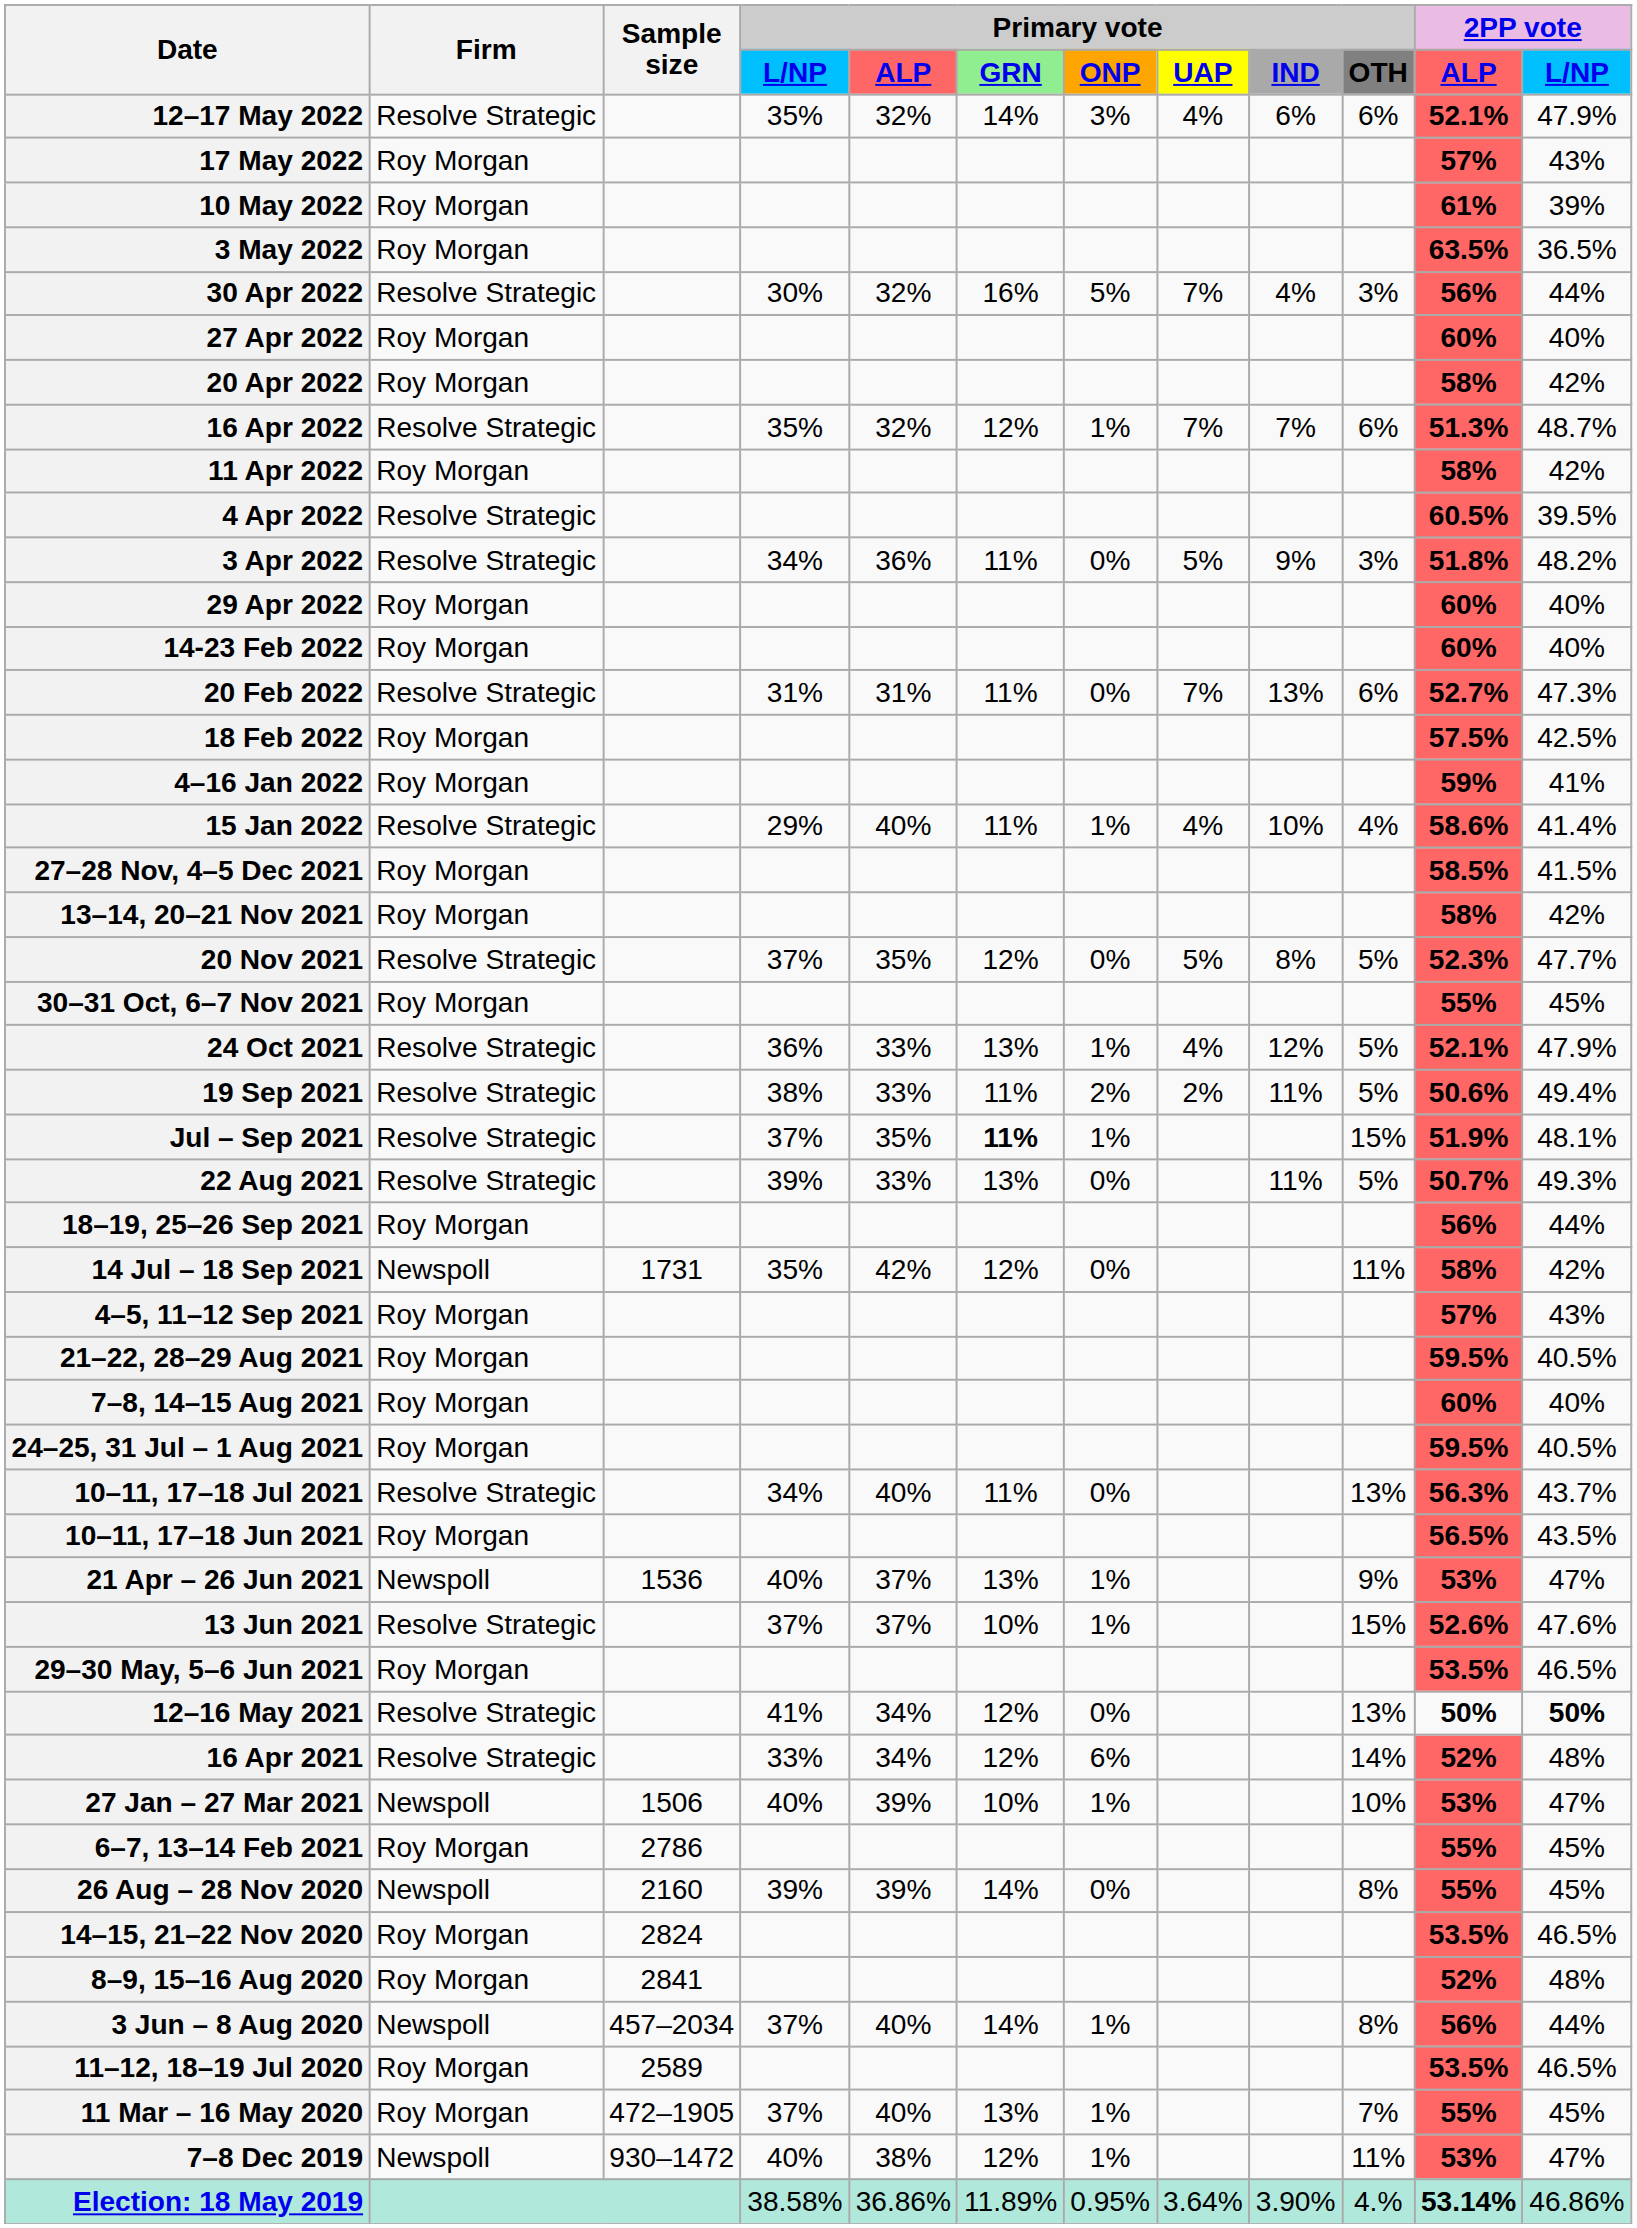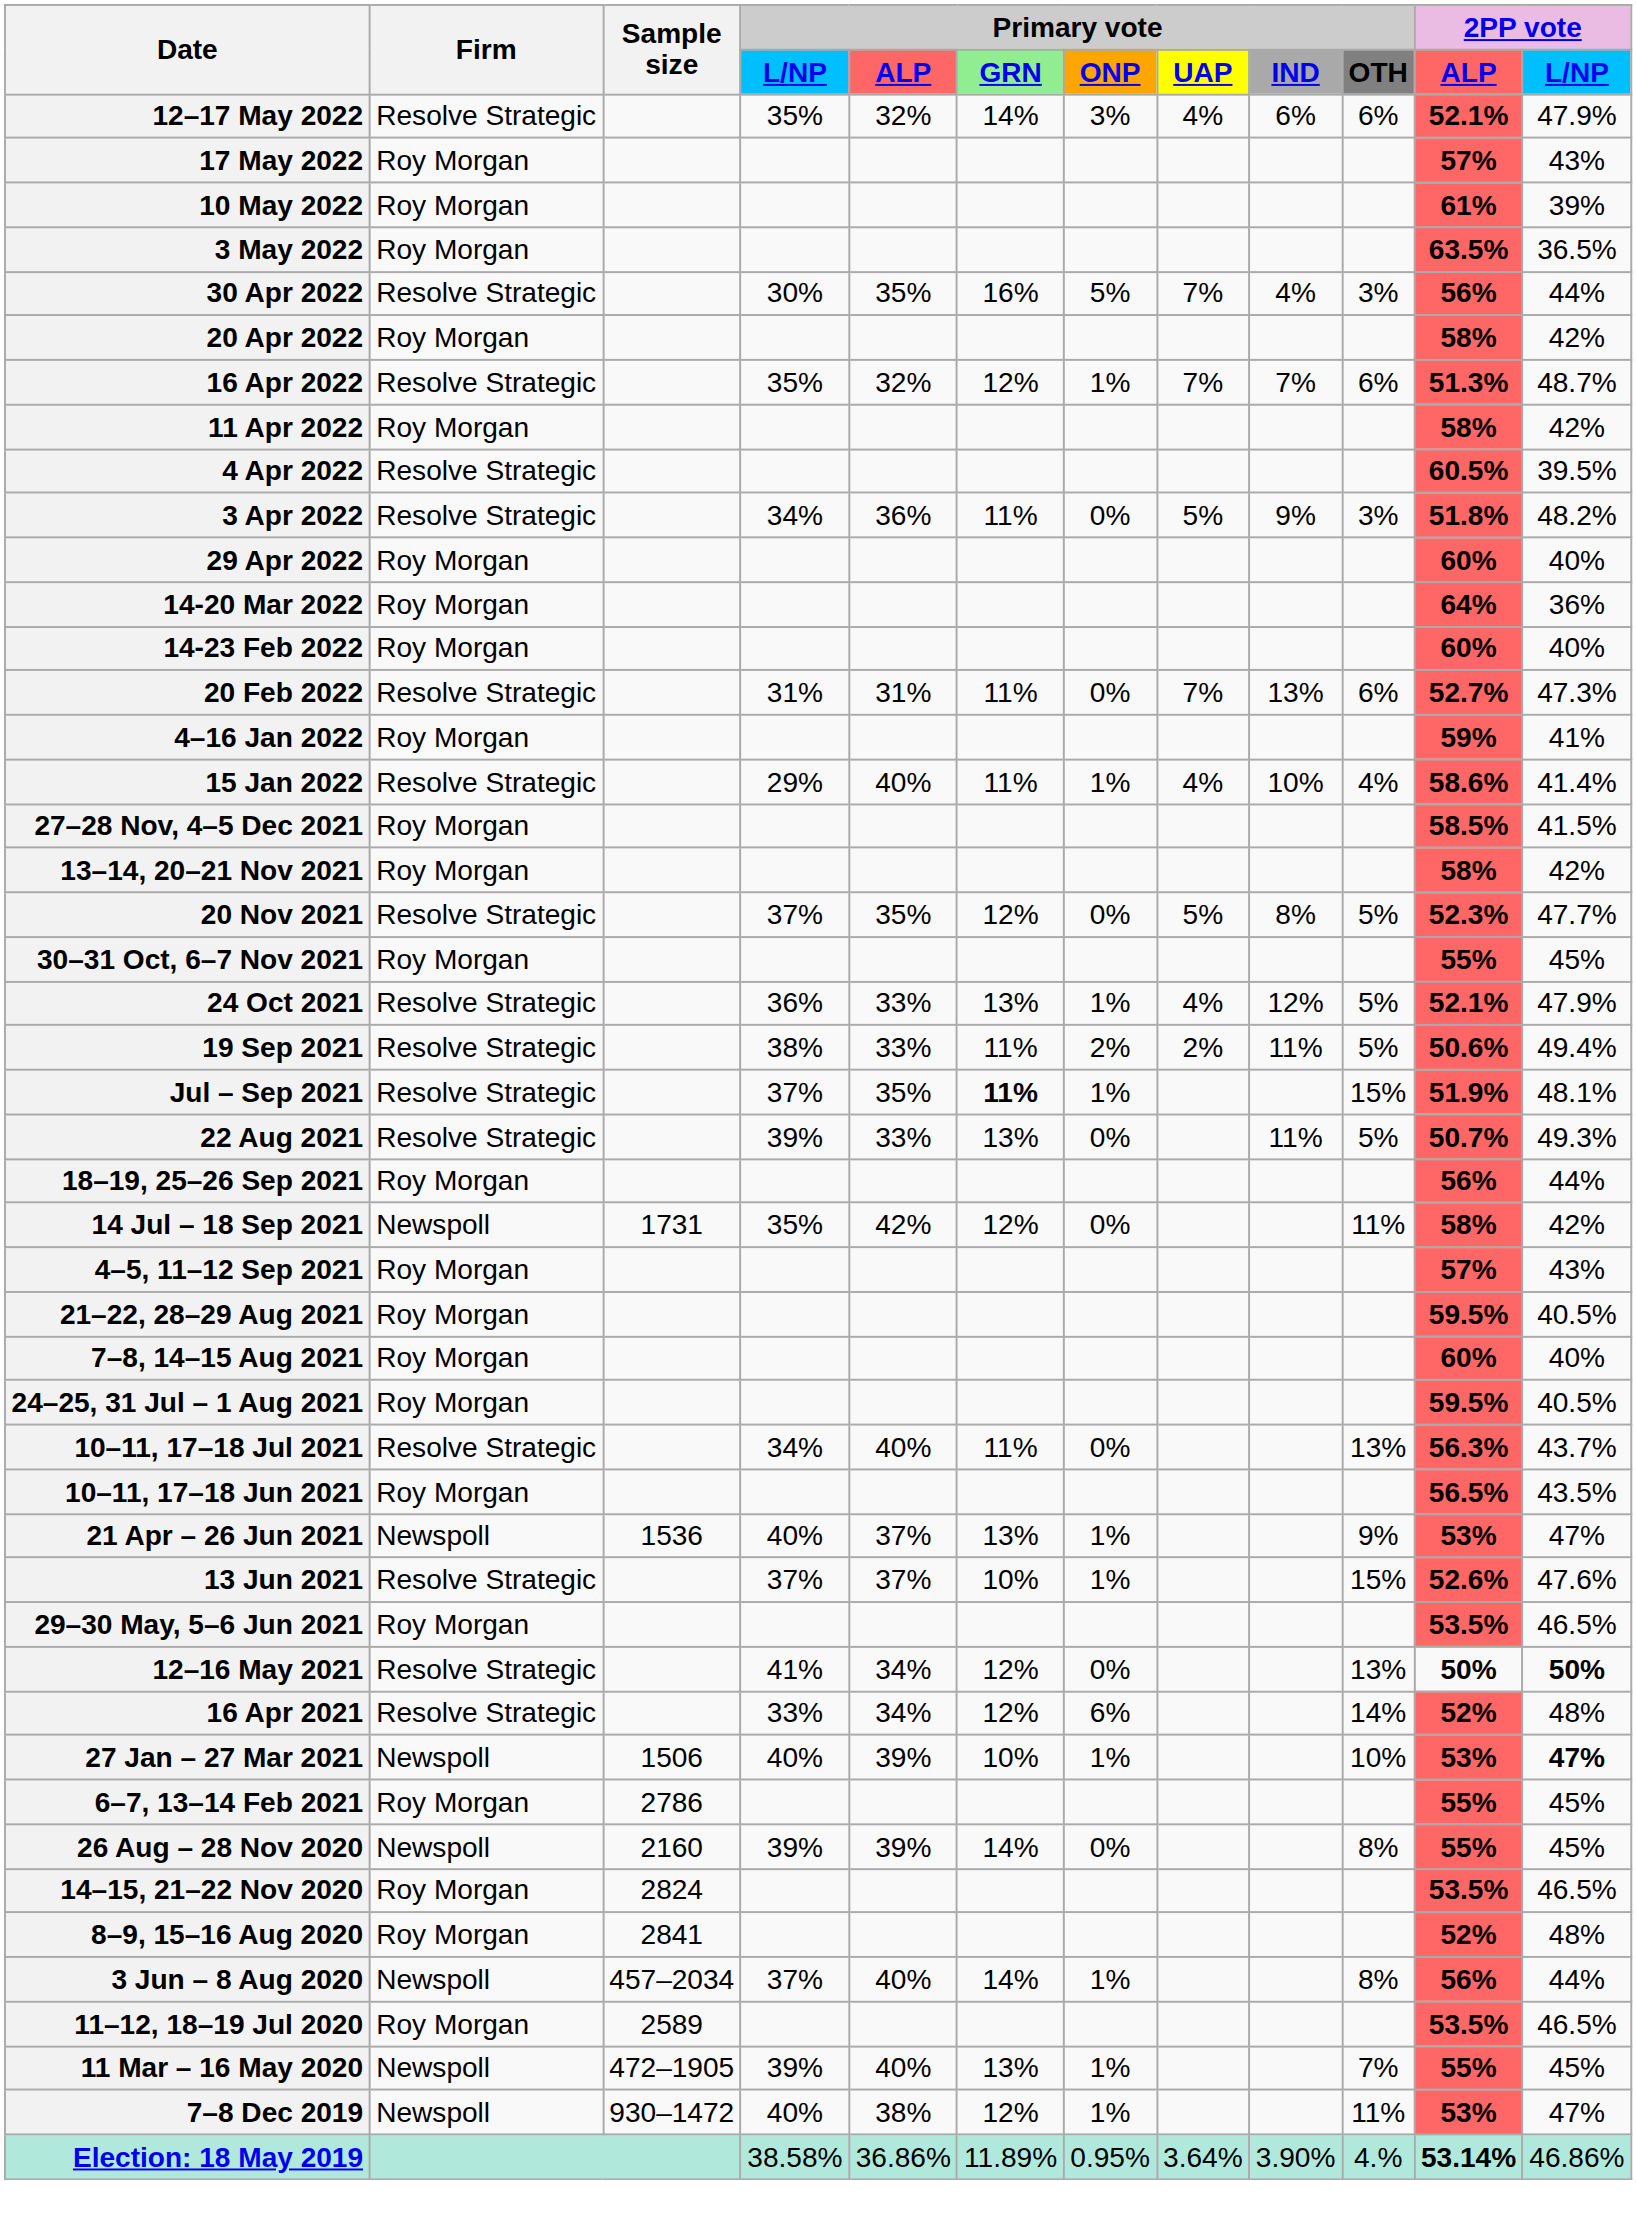(903, 294) 32% -> (903, 294) 35%
- row: (285, 338)
+ row: (263, 604)
- row: (284, 737)
(1577, 1802) normal -> (1577, 1758) bold
(453, 2113) Roy Morgan -> (433, 2068) Newspoll
(795, 2113) 37% -> (795, 2068) 39%
